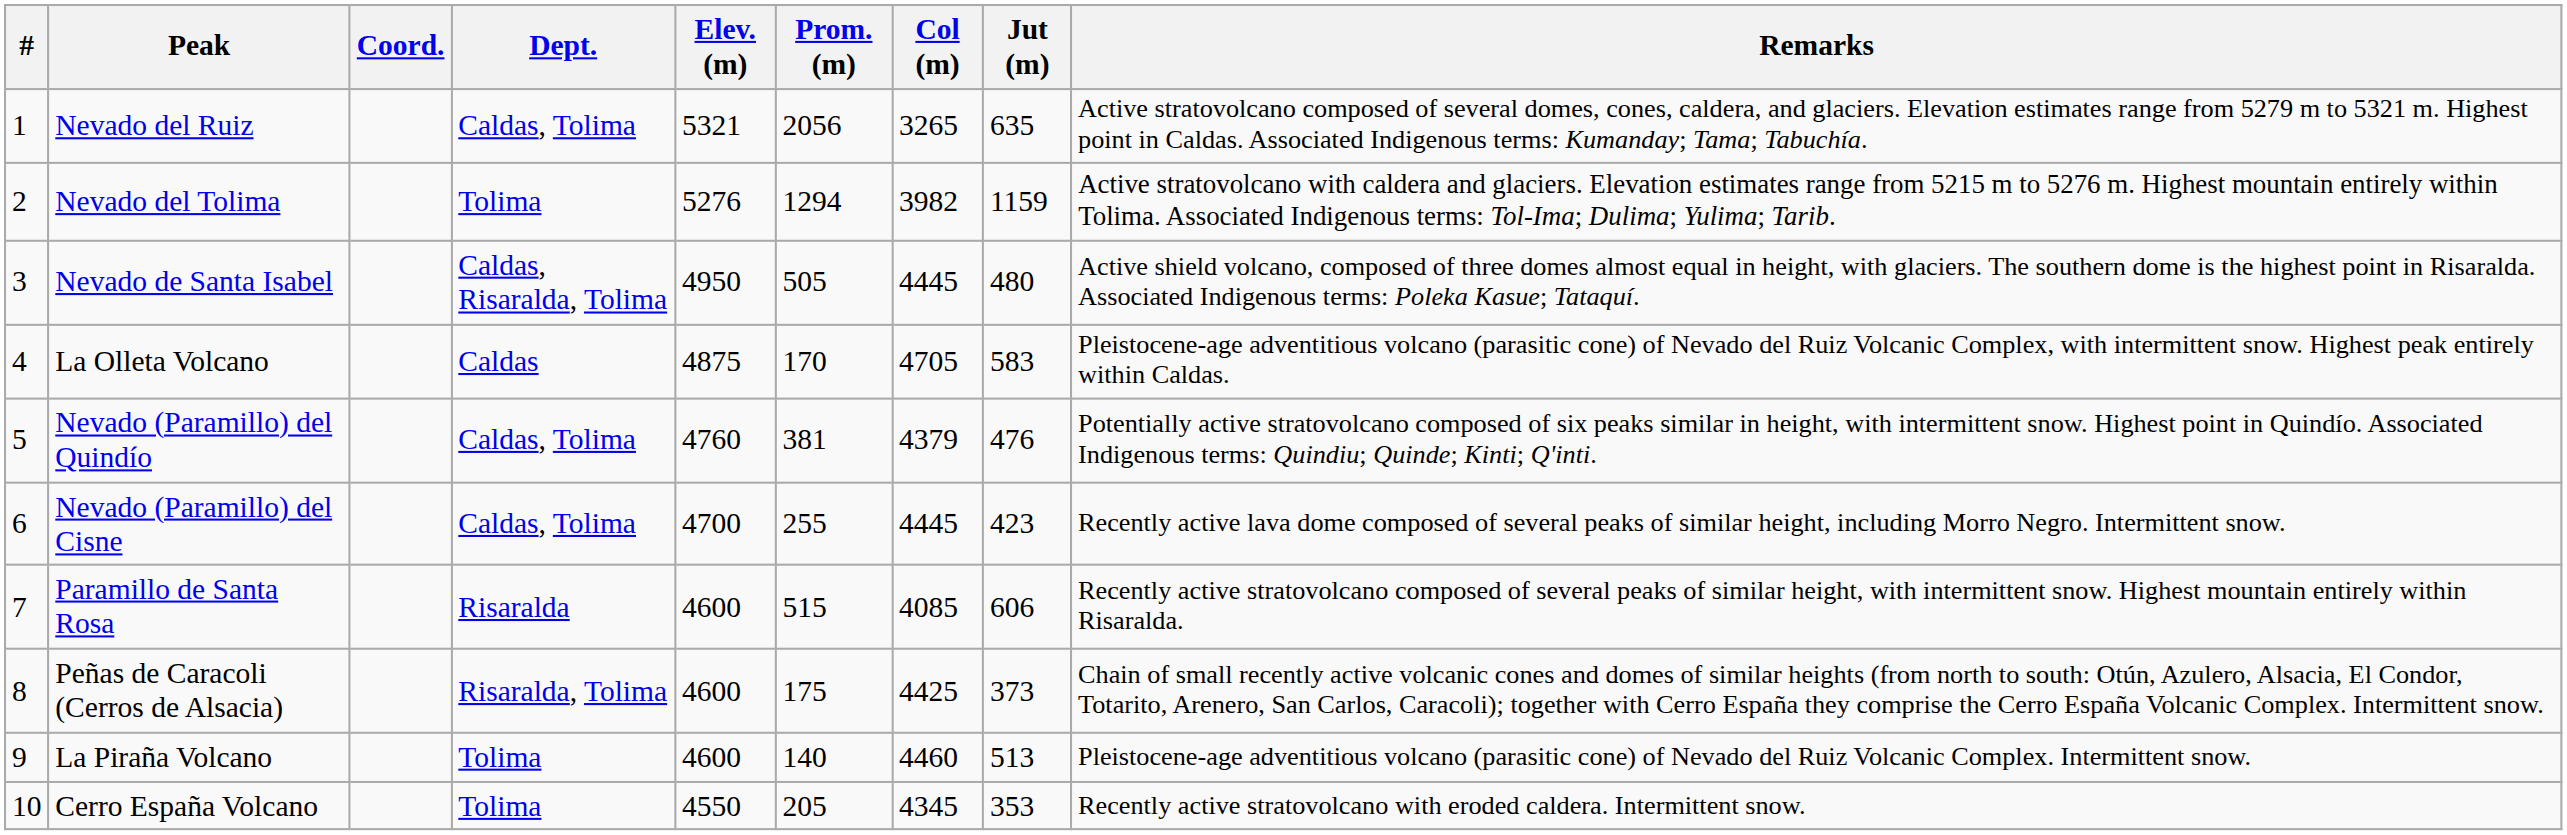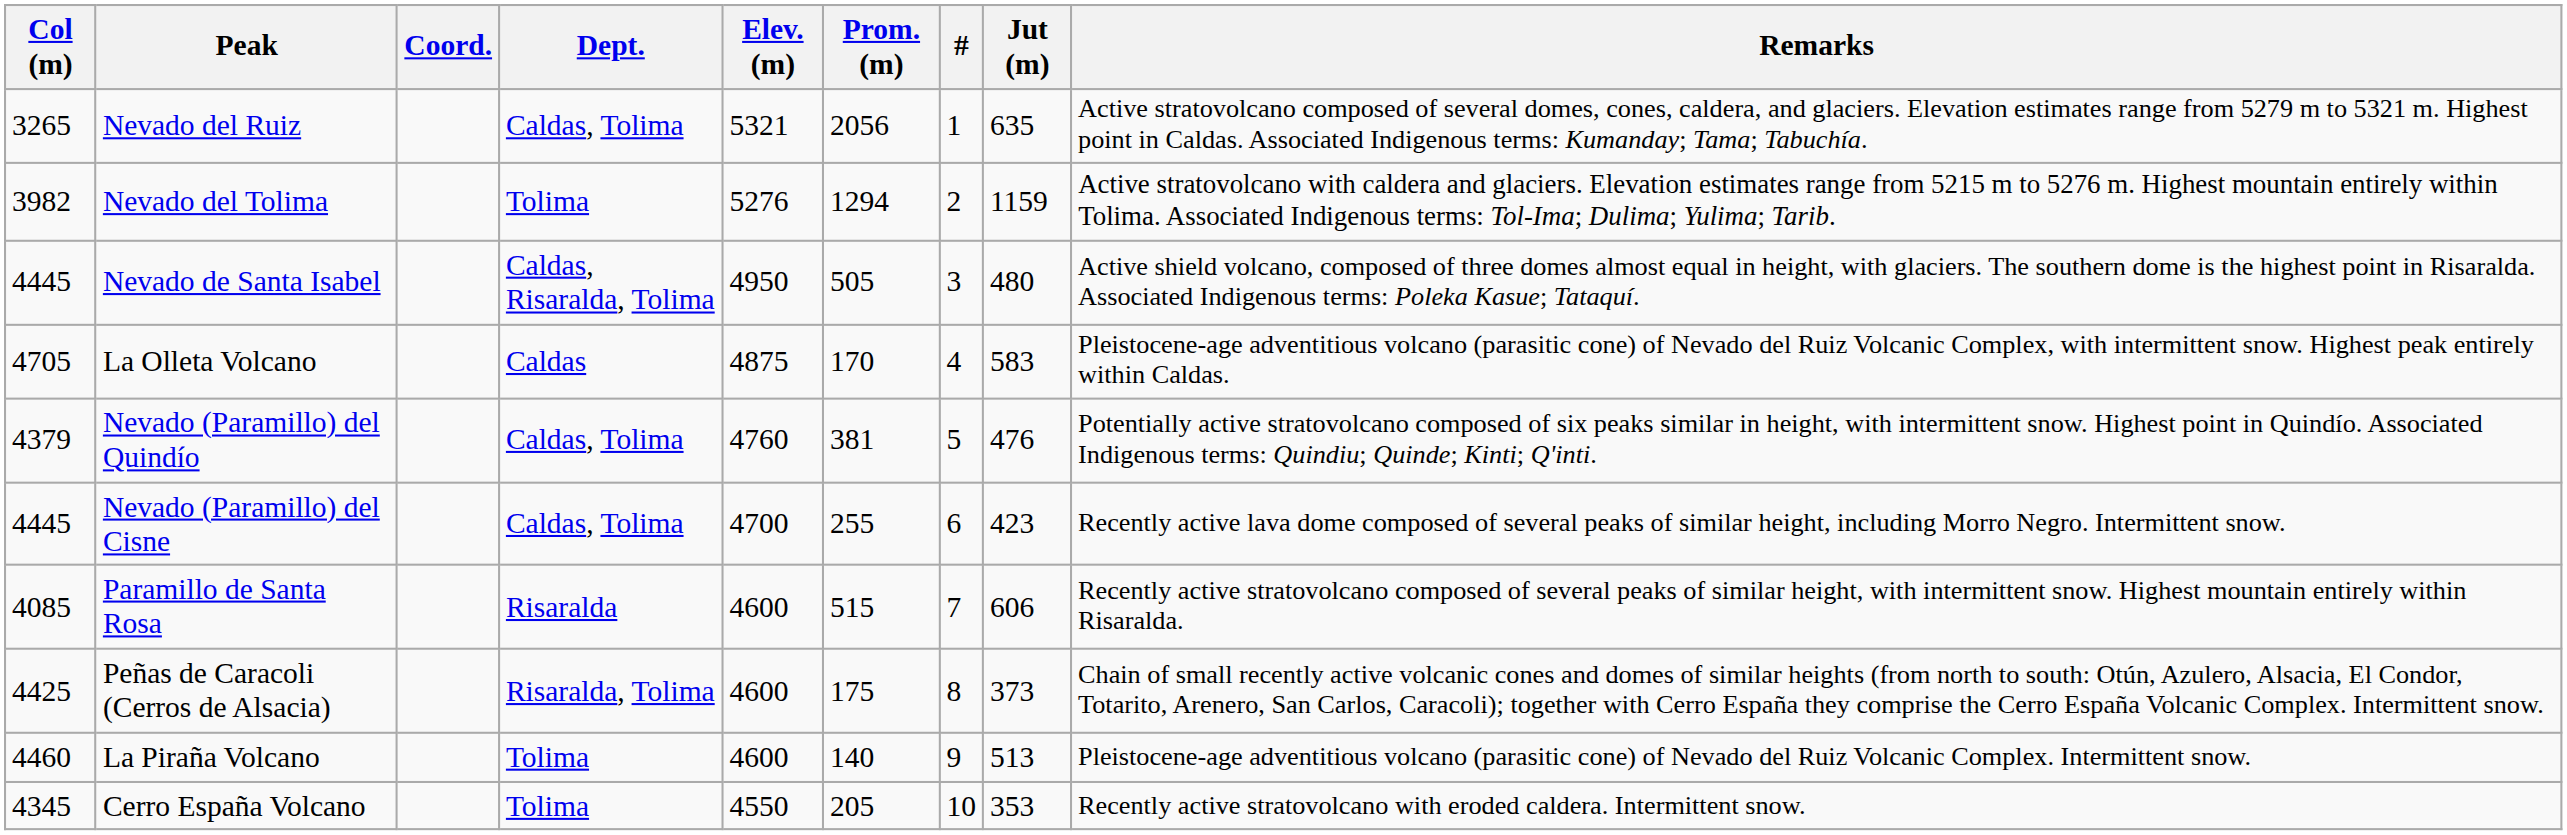columns swapped: (27, 46) <-> (938, 46)
